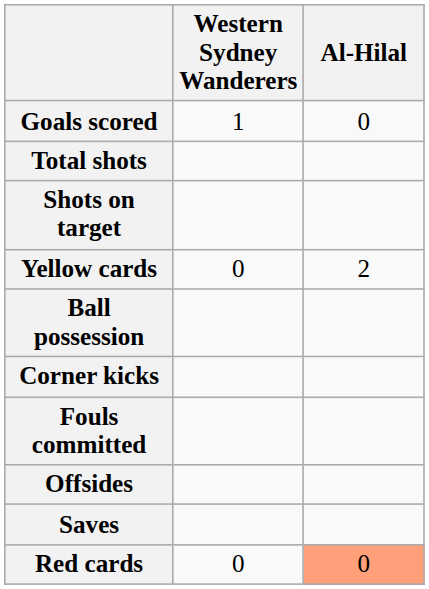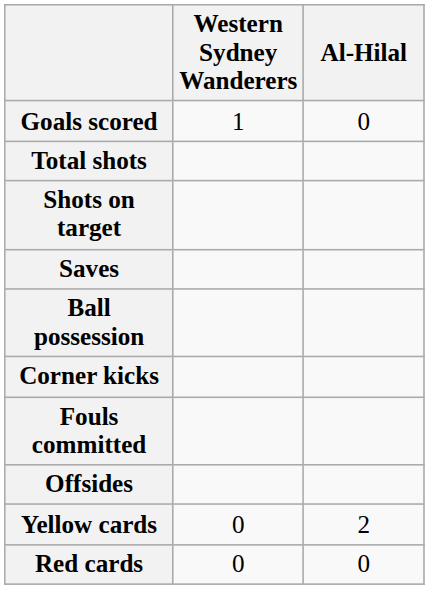rows swapped: (89, 524) <-> (89, 268)
(364, 564) lightsalmon background -> (364, 564) no background
